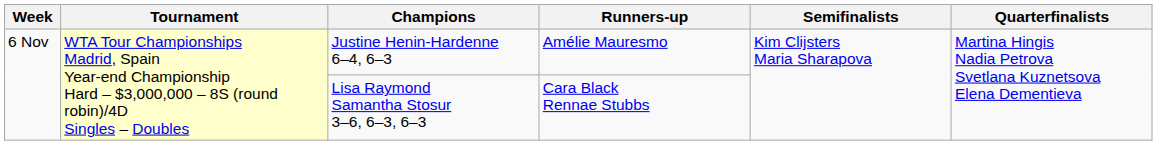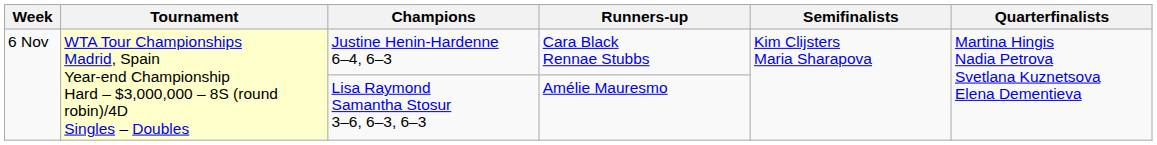(605, 42) Amélie Mauresmo -> (596, 50) Cara Black Rennae Stubbs
(596, 96) Cara Black Rennae Stubbs -> (605, 88) Amélie Mauresmo
